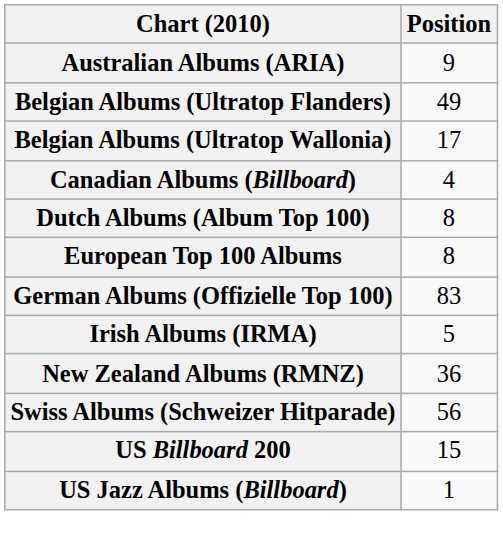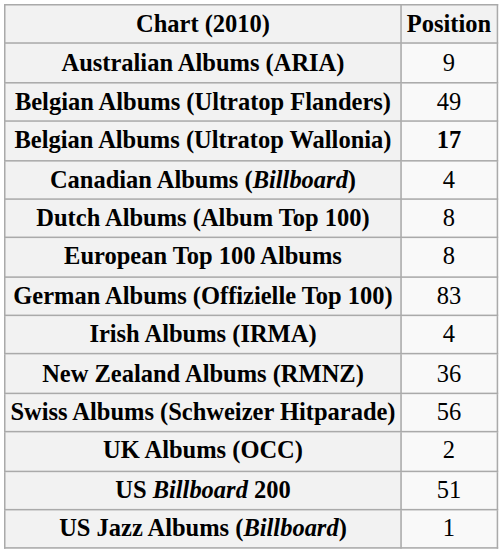(449, 140) normal -> (449, 140) bold
(449, 334) 5 -> (449, 334) 4
+ row: (203, 450)
(449, 450) 15 -> (449, 489) 51
